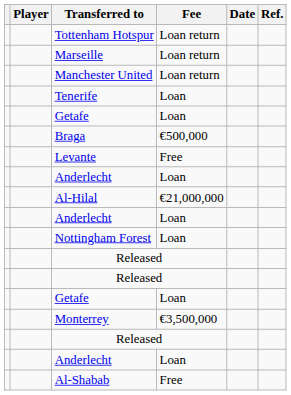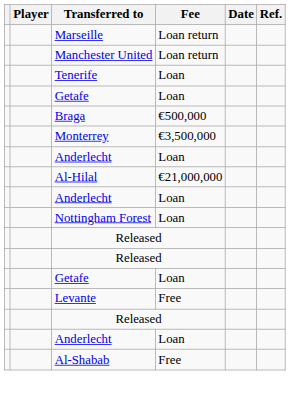- row: (104, 34)
rows swapped: (75, 156) <-> (82, 319)
